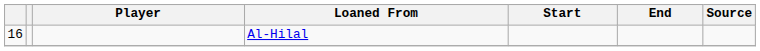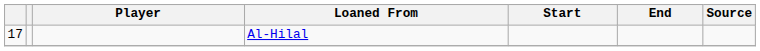(15, 36) 16 -> (15, 36) 17
